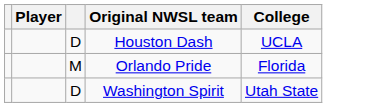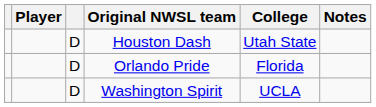+ column: (345, 17)
(282, 42) UCLA -> (280, 42) Utah State
(75, 66) M -> (75, 66) D
(282, 91) Utah State -> (280, 91) UCLA
